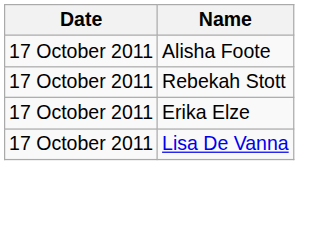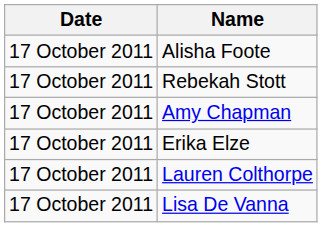+ row: (227, 112)
+ row: (238, 174)
